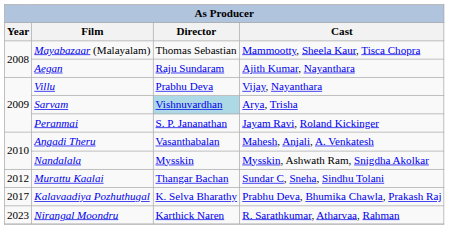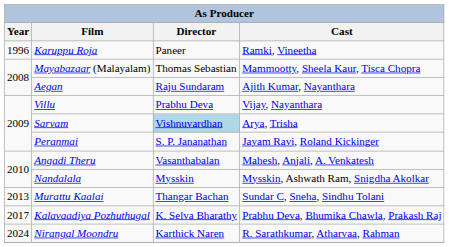+ row: (66, 50)
(18, 178) 2012 -> (18, 196) 2013
(18, 215) 2023 -> (18, 233) 2024
